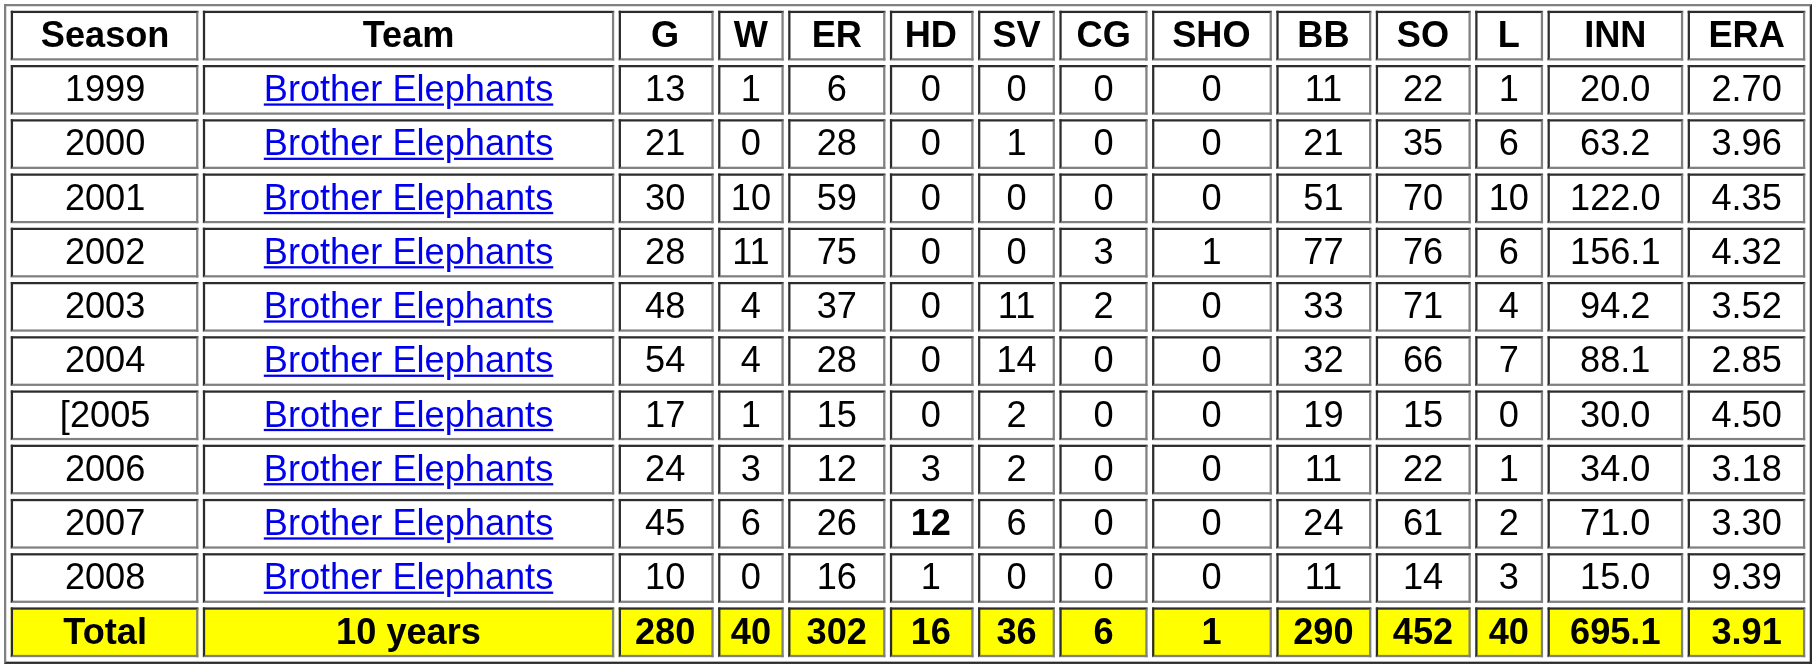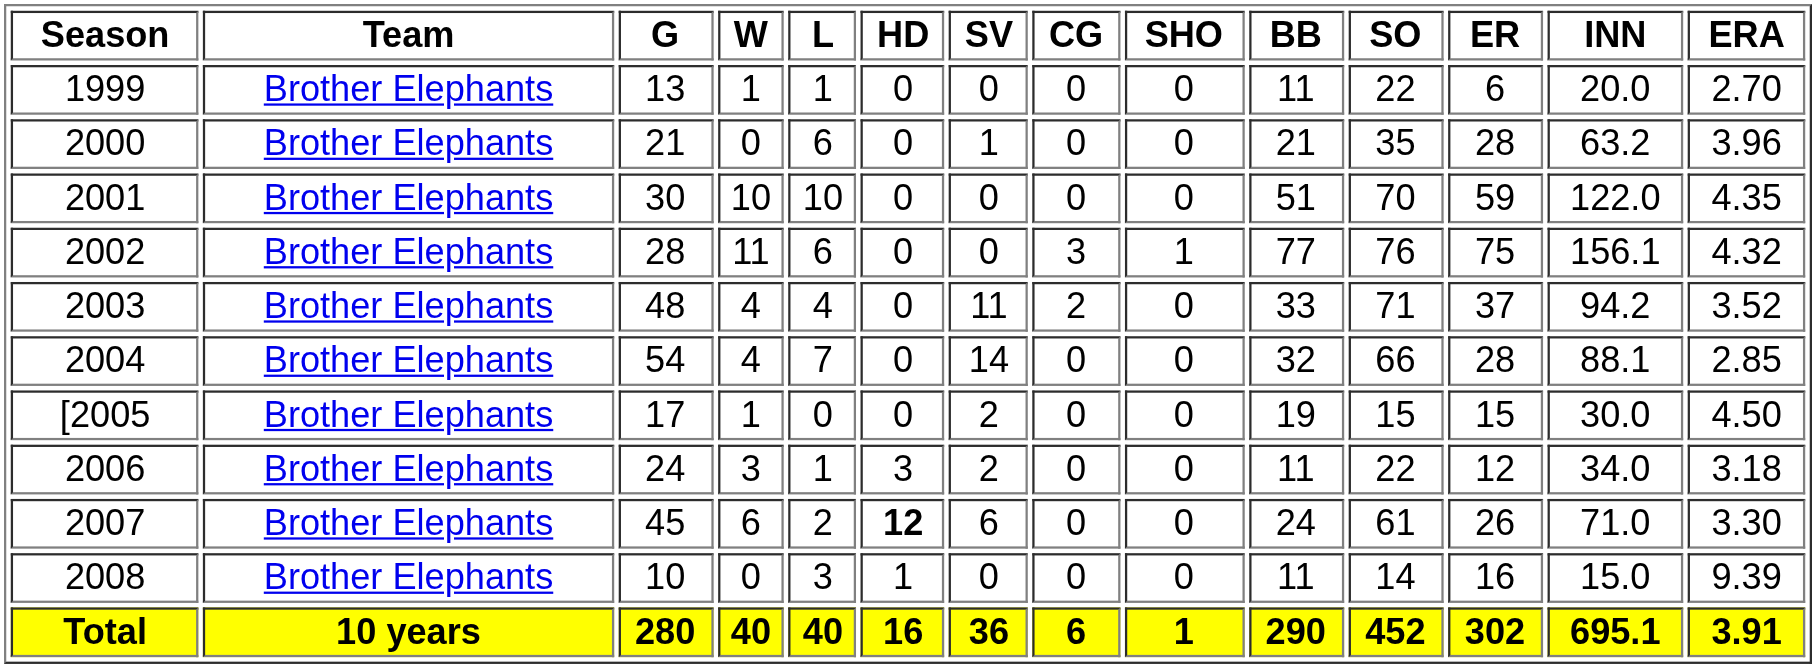columns swapped: (1509, 35) <-> (837, 35)
